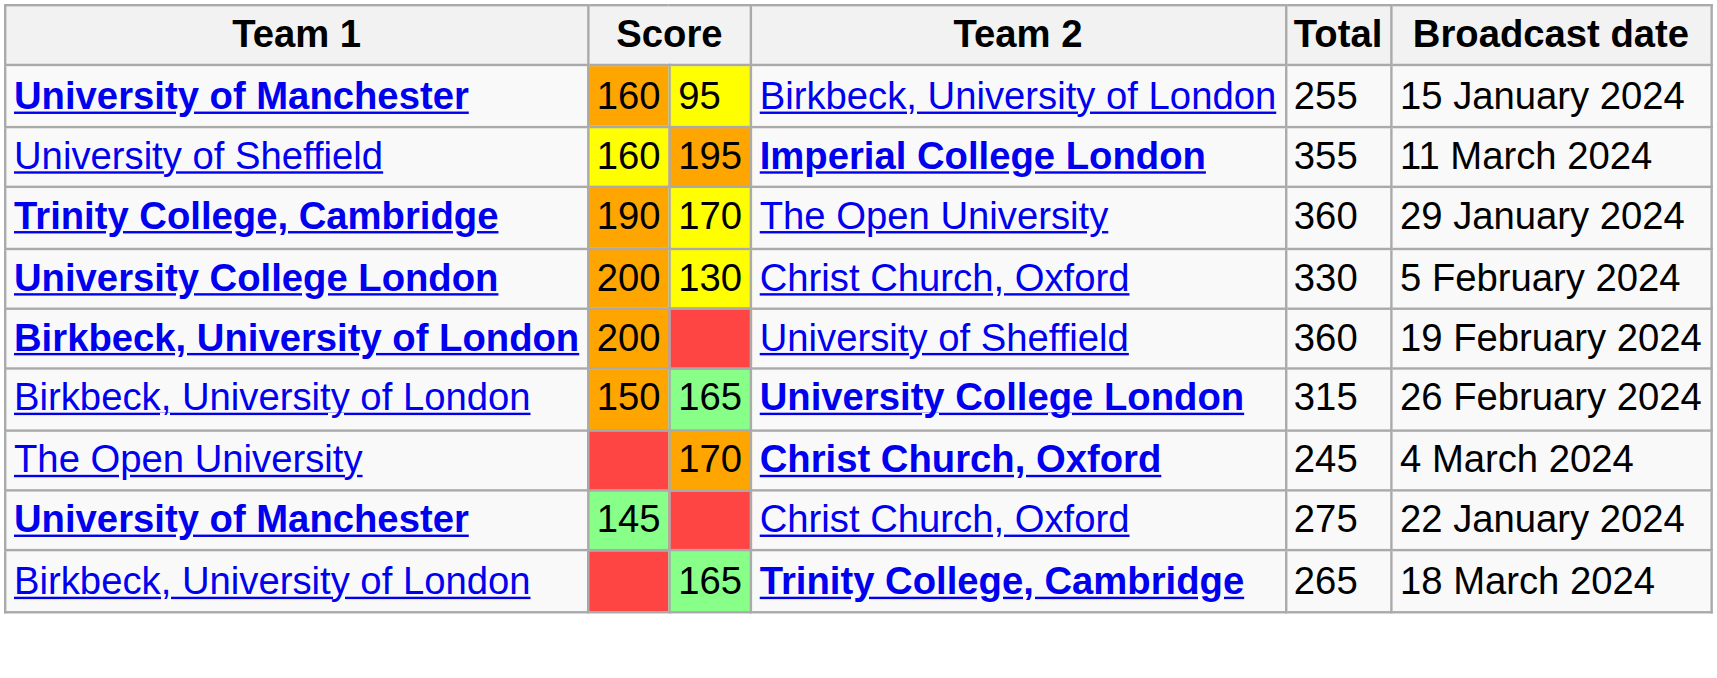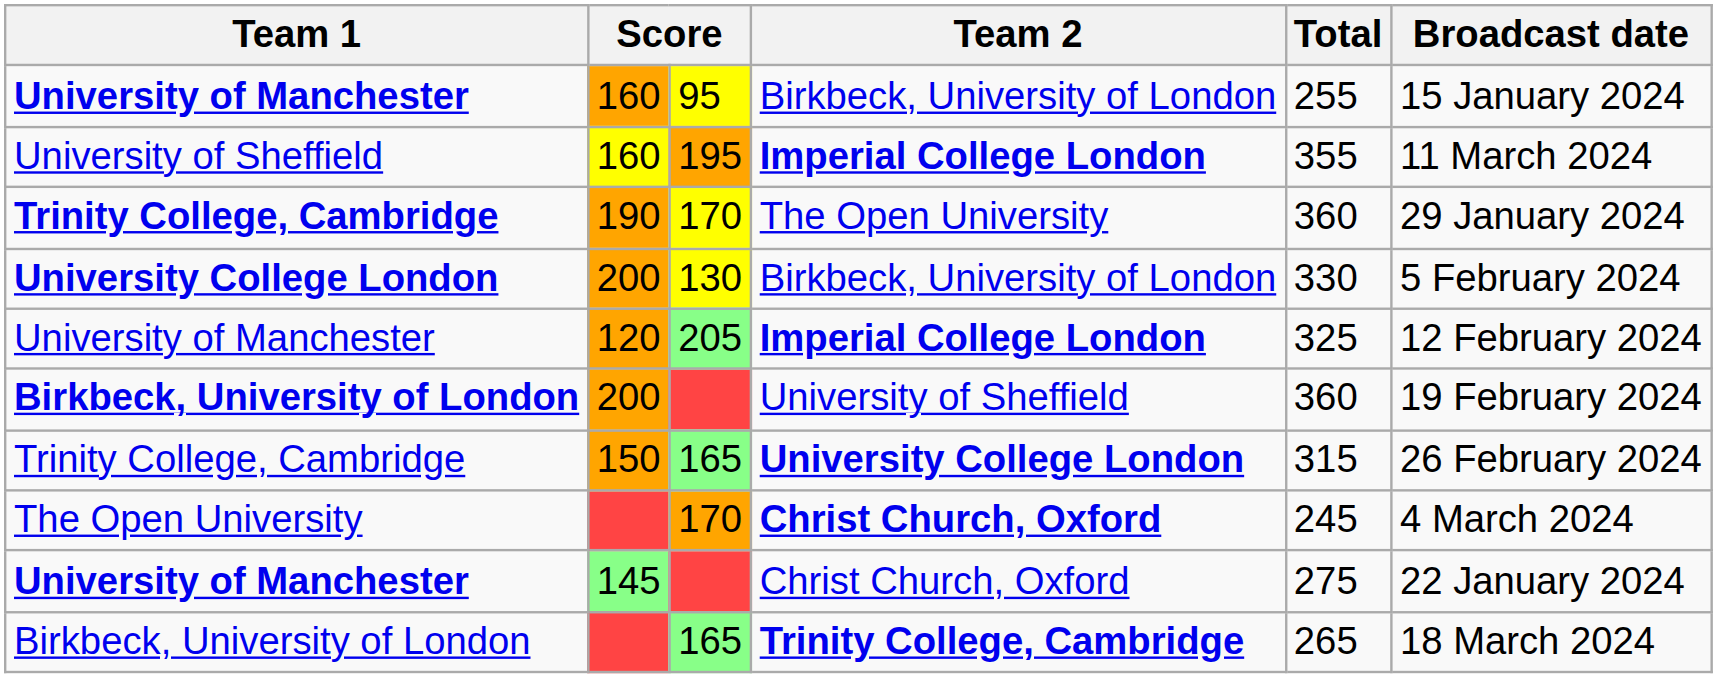(945, 277) Christ Church, Oxford -> (1018, 277) Birkbeck, University of London
+ row: (629, 338)
(272, 398) Birkbeck, University of London -> (240, 459) Trinity College, Cambridge
